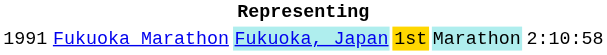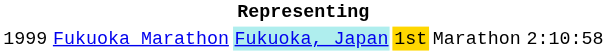(25, 39) 1991 -> (25, 39) 1999
(477, 39) paleturquoise background -> (477, 39) no background
